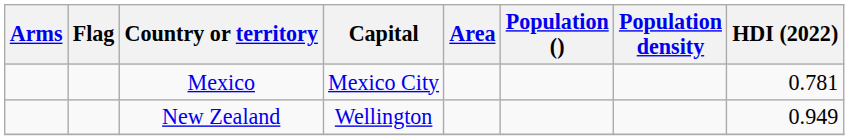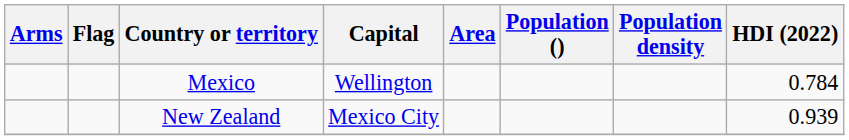(384, 81) Mexico City -> (384, 81) Wellington
(813, 81) 0.781 -> (813, 81) 0.784
(384, 116) Wellington -> (384, 116) Mexico City
(813, 116) 0.949 -> (813, 116) 0.939
